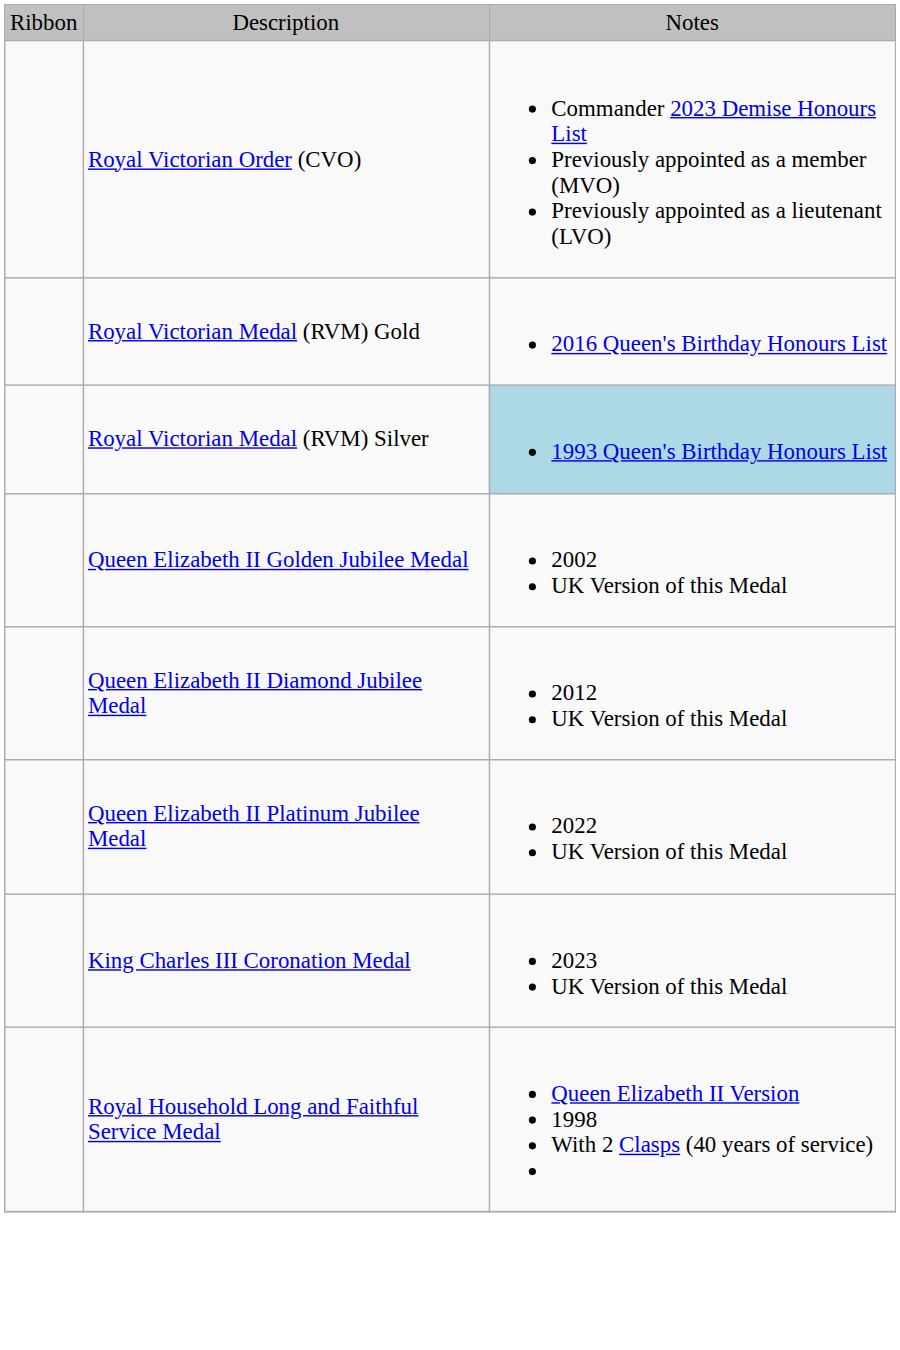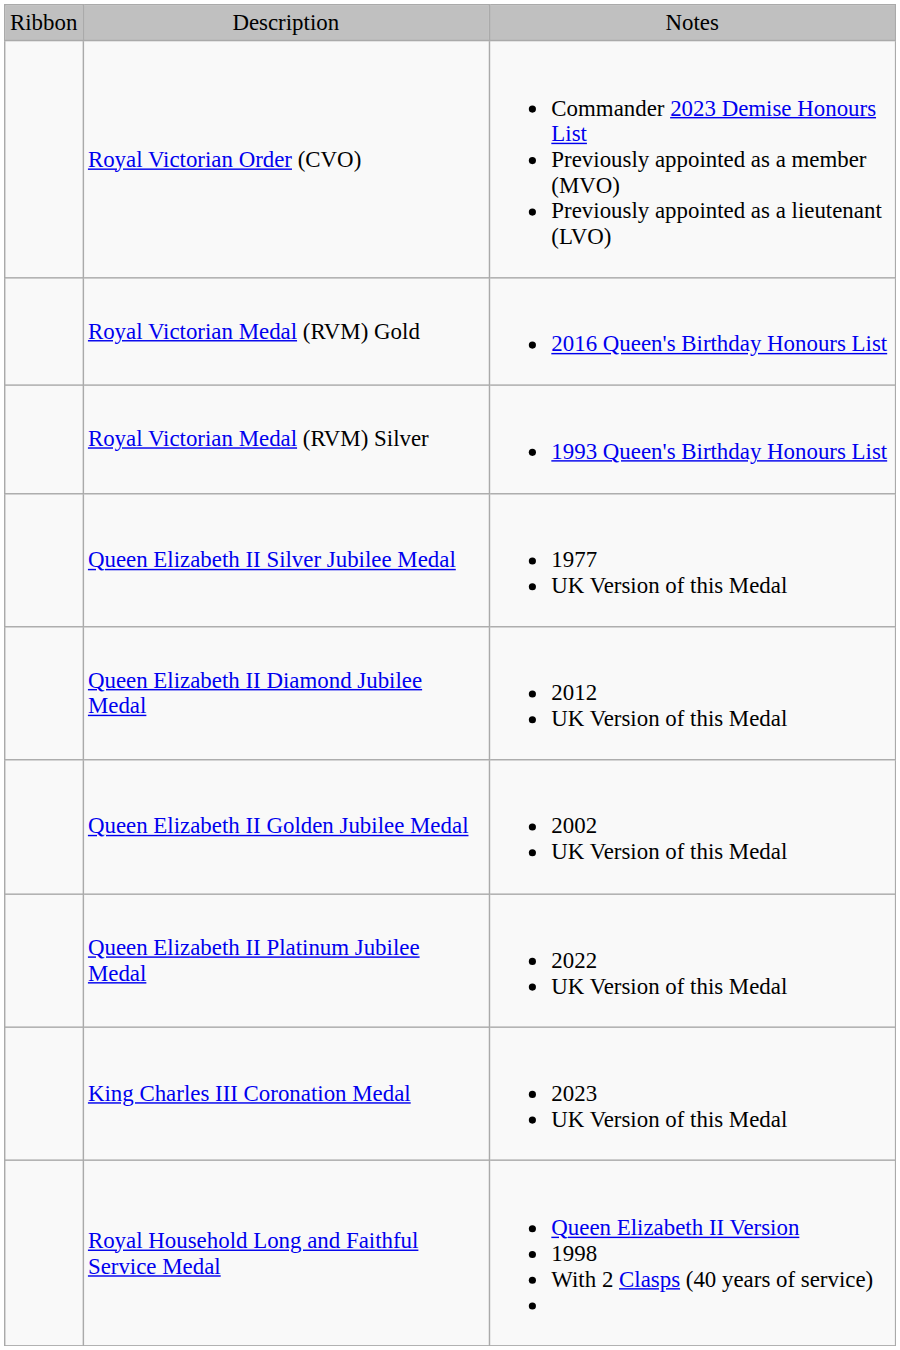(692, 452) lightblue background -> (692, 452) no background
+ row: (272, 559)
rows swapped: (278, 559) <-> (255, 693)
